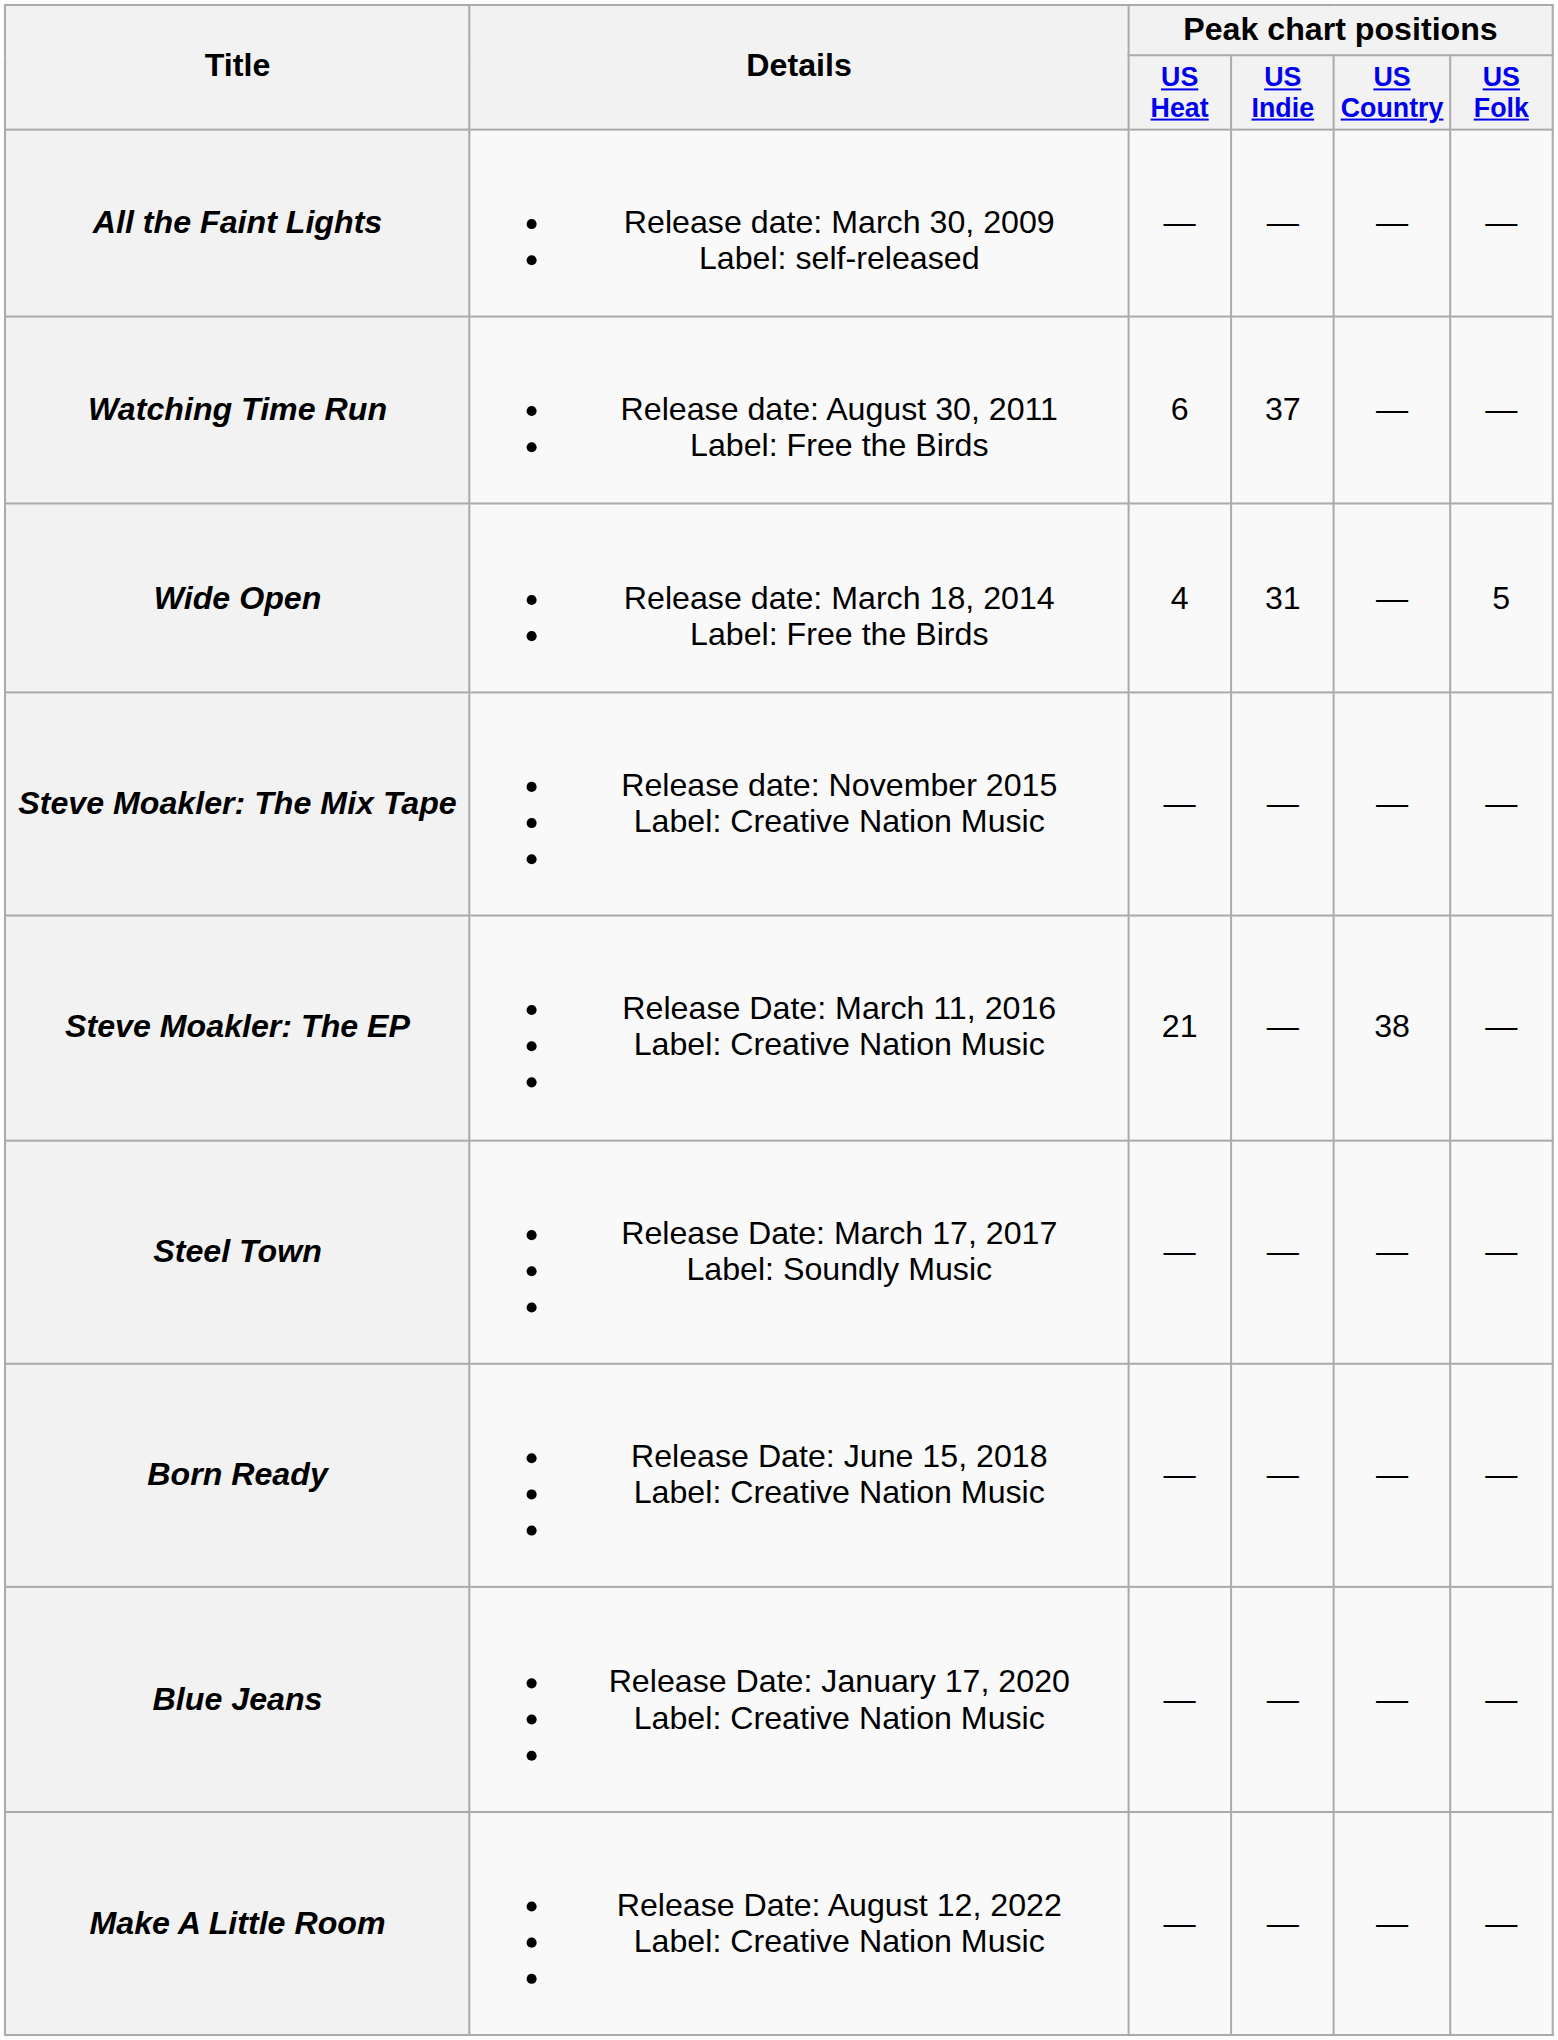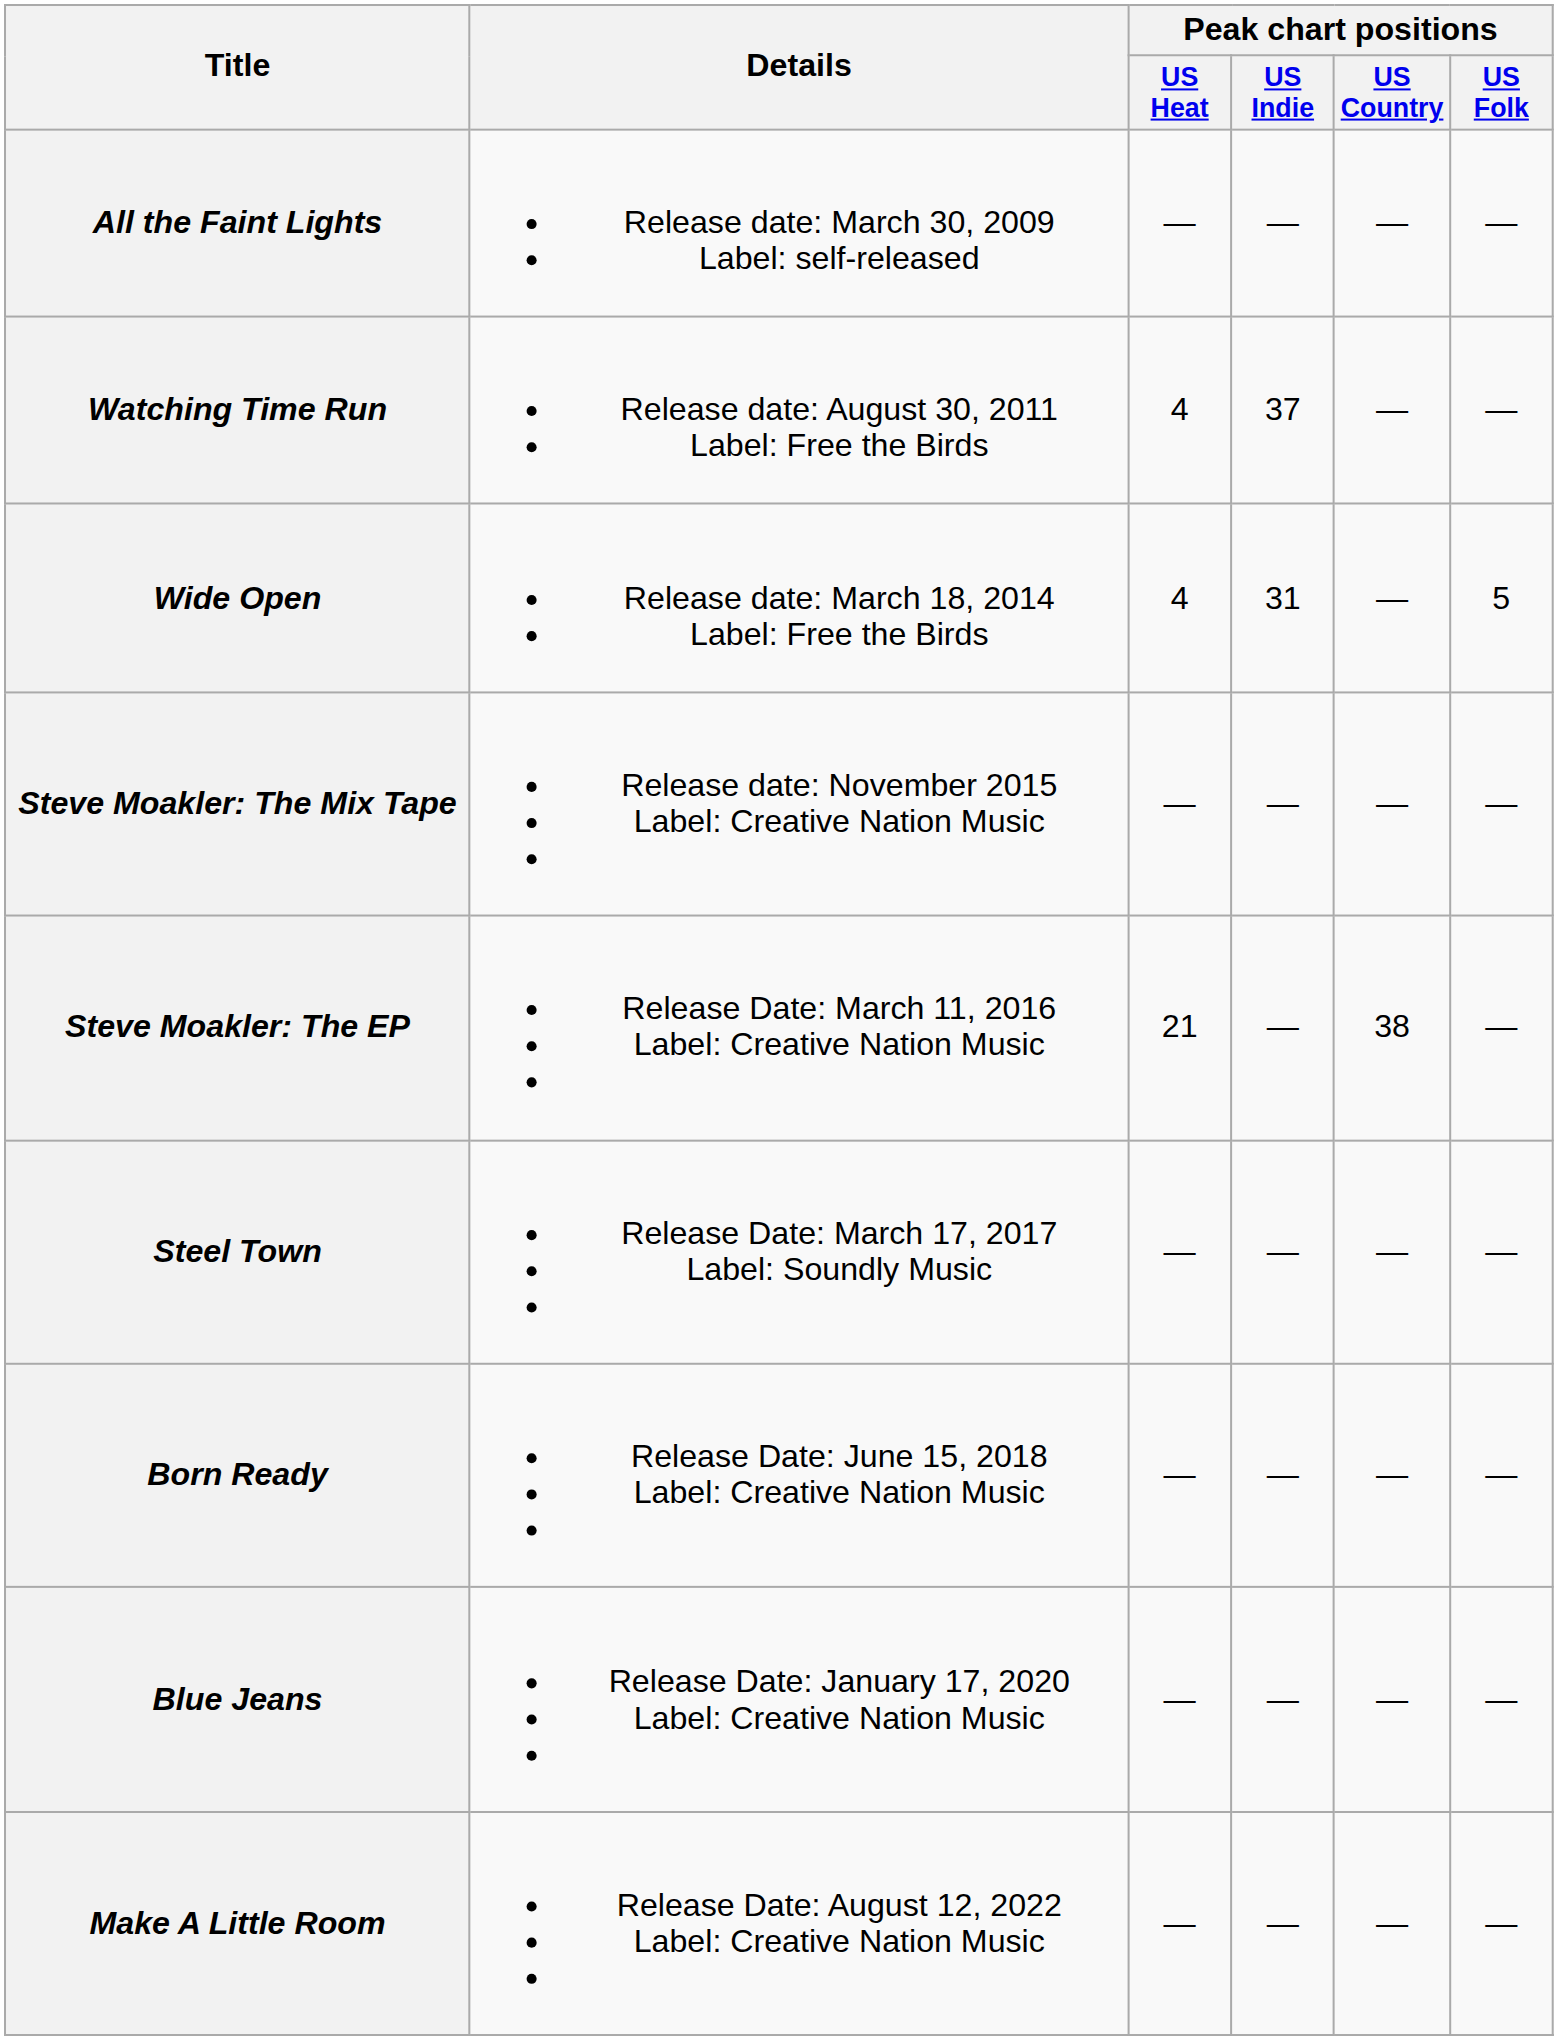(1180, 410) 6 -> (1180, 410) 4
